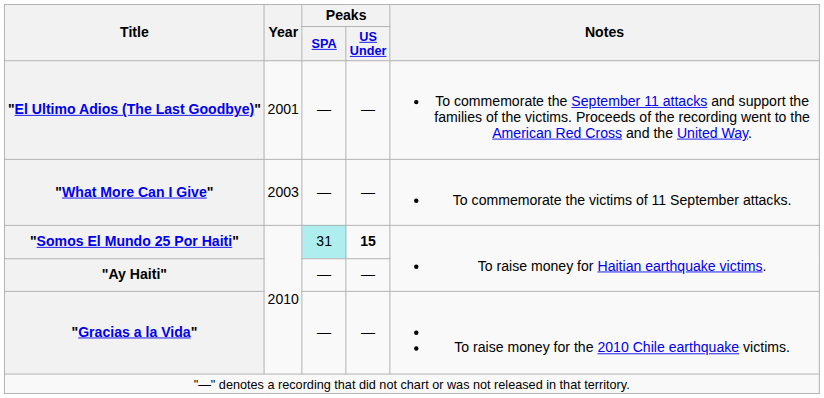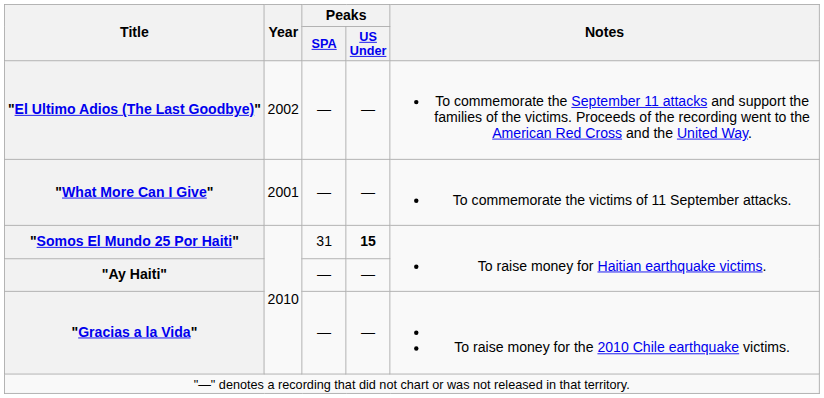(283, 109) 2001 -> (283, 109) 2002
(283, 192) 2003 -> (283, 192) 2001
(324, 241) paleturquoise background -> (324, 241) no background
